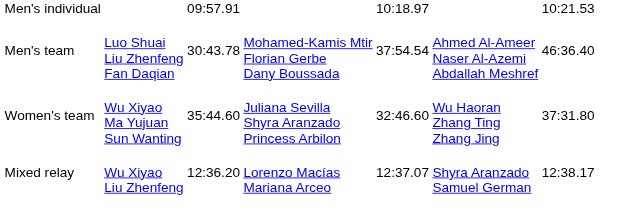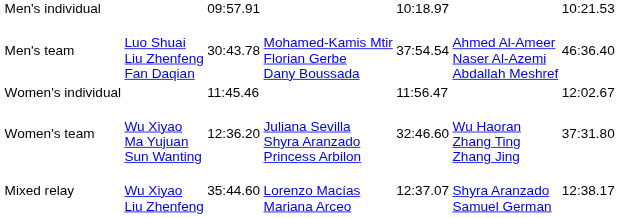+ row: (63, 92)
(214, 115) 35:44.60 -> (234, 134) 12:36.20
(214, 172) 12:36.20 -> (234, 191) 35:44.60
